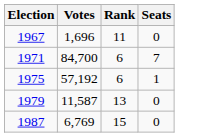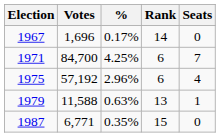+ column: (121, 15)
(120, 36) 11 -> (161, 36) 14
(156, 79) 1 -> (197, 79) 4
(79, 100) 11,587 -> (79, 100) 11,588
(156, 100) 0 -> (197, 100) 1
(79, 121) 6,769 -> (79, 121) 6,771
